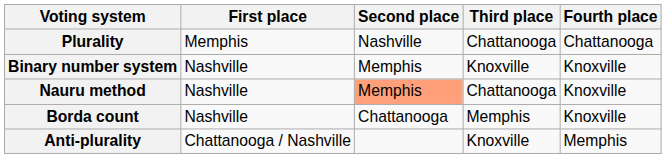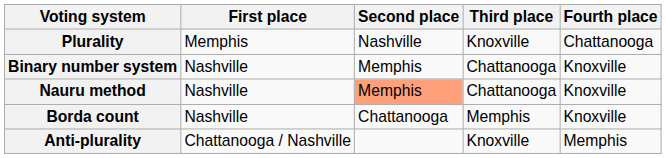(511, 41) Chattanooga -> (498, 41) Knoxville
(498, 66) Knoxville -> (511, 66) Chattanooga
